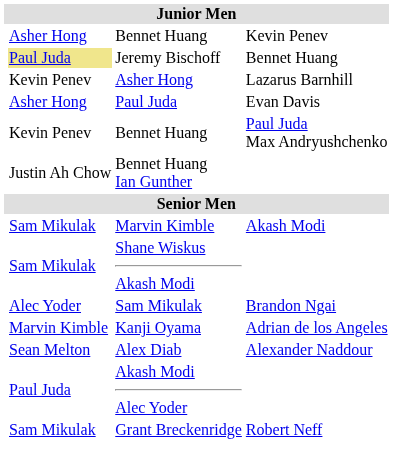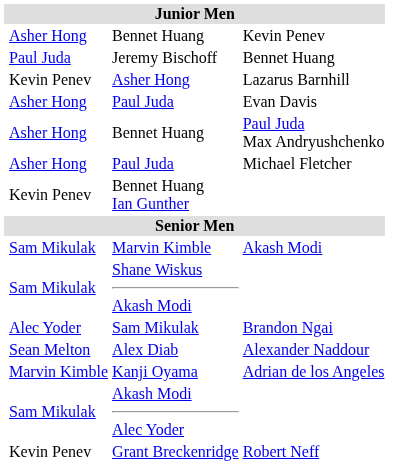(40, 58) khaki background -> (40, 58) no background
(50, 132) Kevin Penev -> (48, 132) Asher Hong
+ row: (143, 164)
(60, 172) Justin Ah Chow -> (50, 194) Kevin Penev
rows swapped: (148, 350) <-> (158, 328)
(40, 390) Paul Juda -> (52, 412) Sam Mikulak
(52, 430) Sam Mikulak -> (50, 452) Kevin Penev
